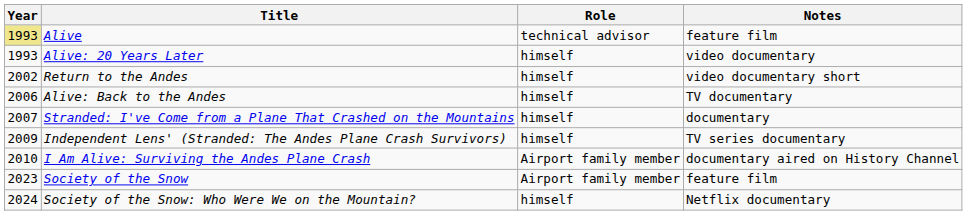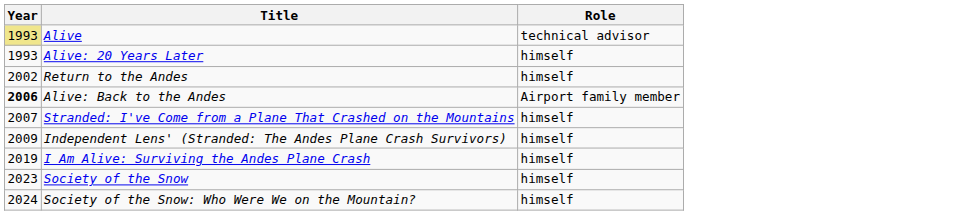- column: (823, 15)
(23, 97) normal -> (23, 97) bold
(547, 97) himself -> (600, 97) Airport family member
(23, 159) 2010 -> (23, 159) 2019
(600, 159) Airport family member -> (547, 159) himself
(600, 179) Airport family member -> (547, 179) himself
